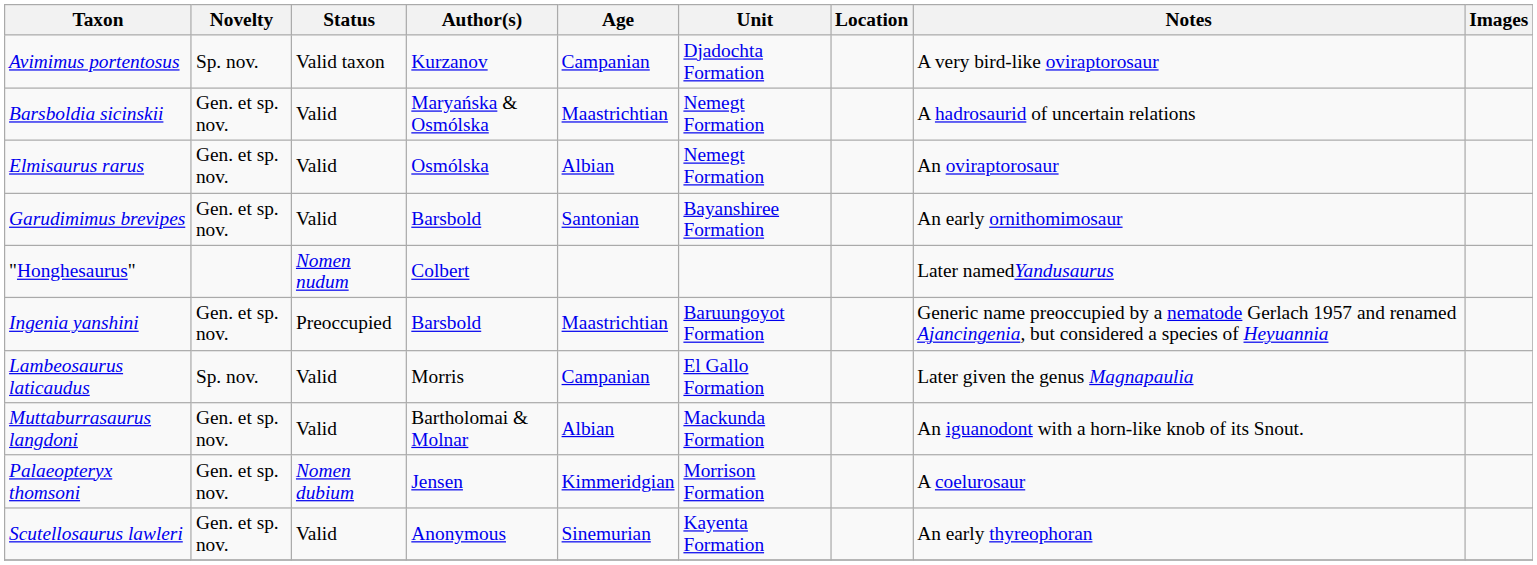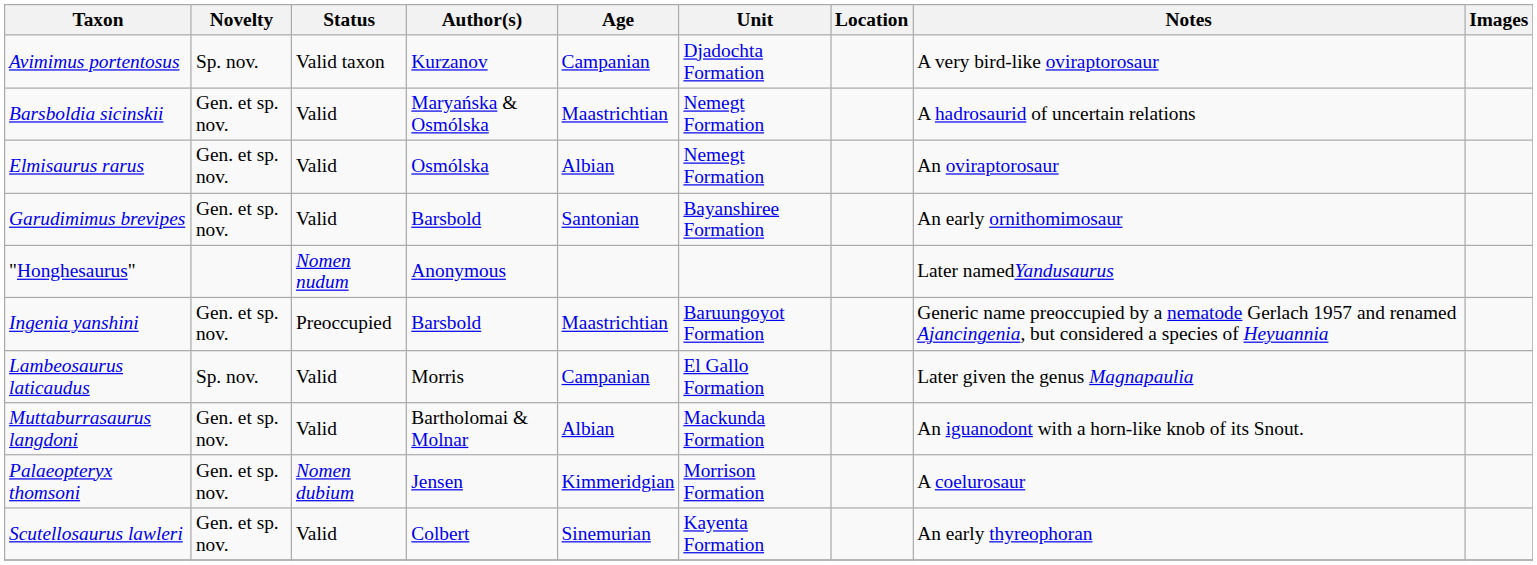(440, 271) Colbert -> (459, 271) Anonymous
(459, 533) Anonymous -> (440, 533) Colbert
